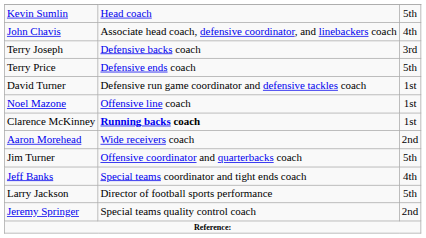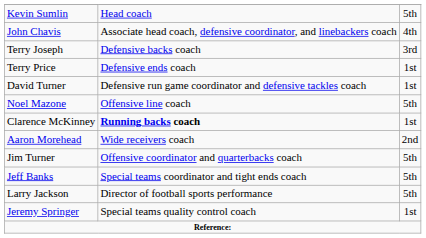(410, 68) 5th -> (410, 68) 1st
(410, 104) 1st -> (410, 104) 5th
(410, 176) 4th -> (410, 176) 5th
(410, 212) 2nd -> (410, 212) 1st
